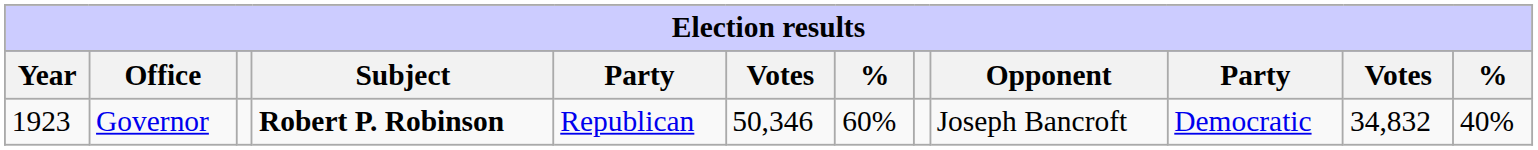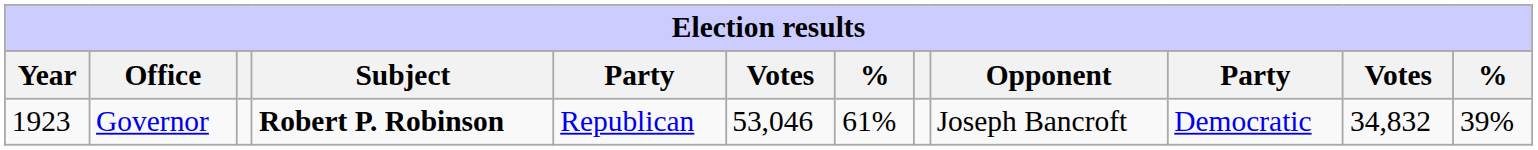(773, 121) 50,346 -> (773, 121) 53,046
(869, 121) 60% -> (869, 121) 61%
(1487, 121) 40% -> (1487, 121) 39%
